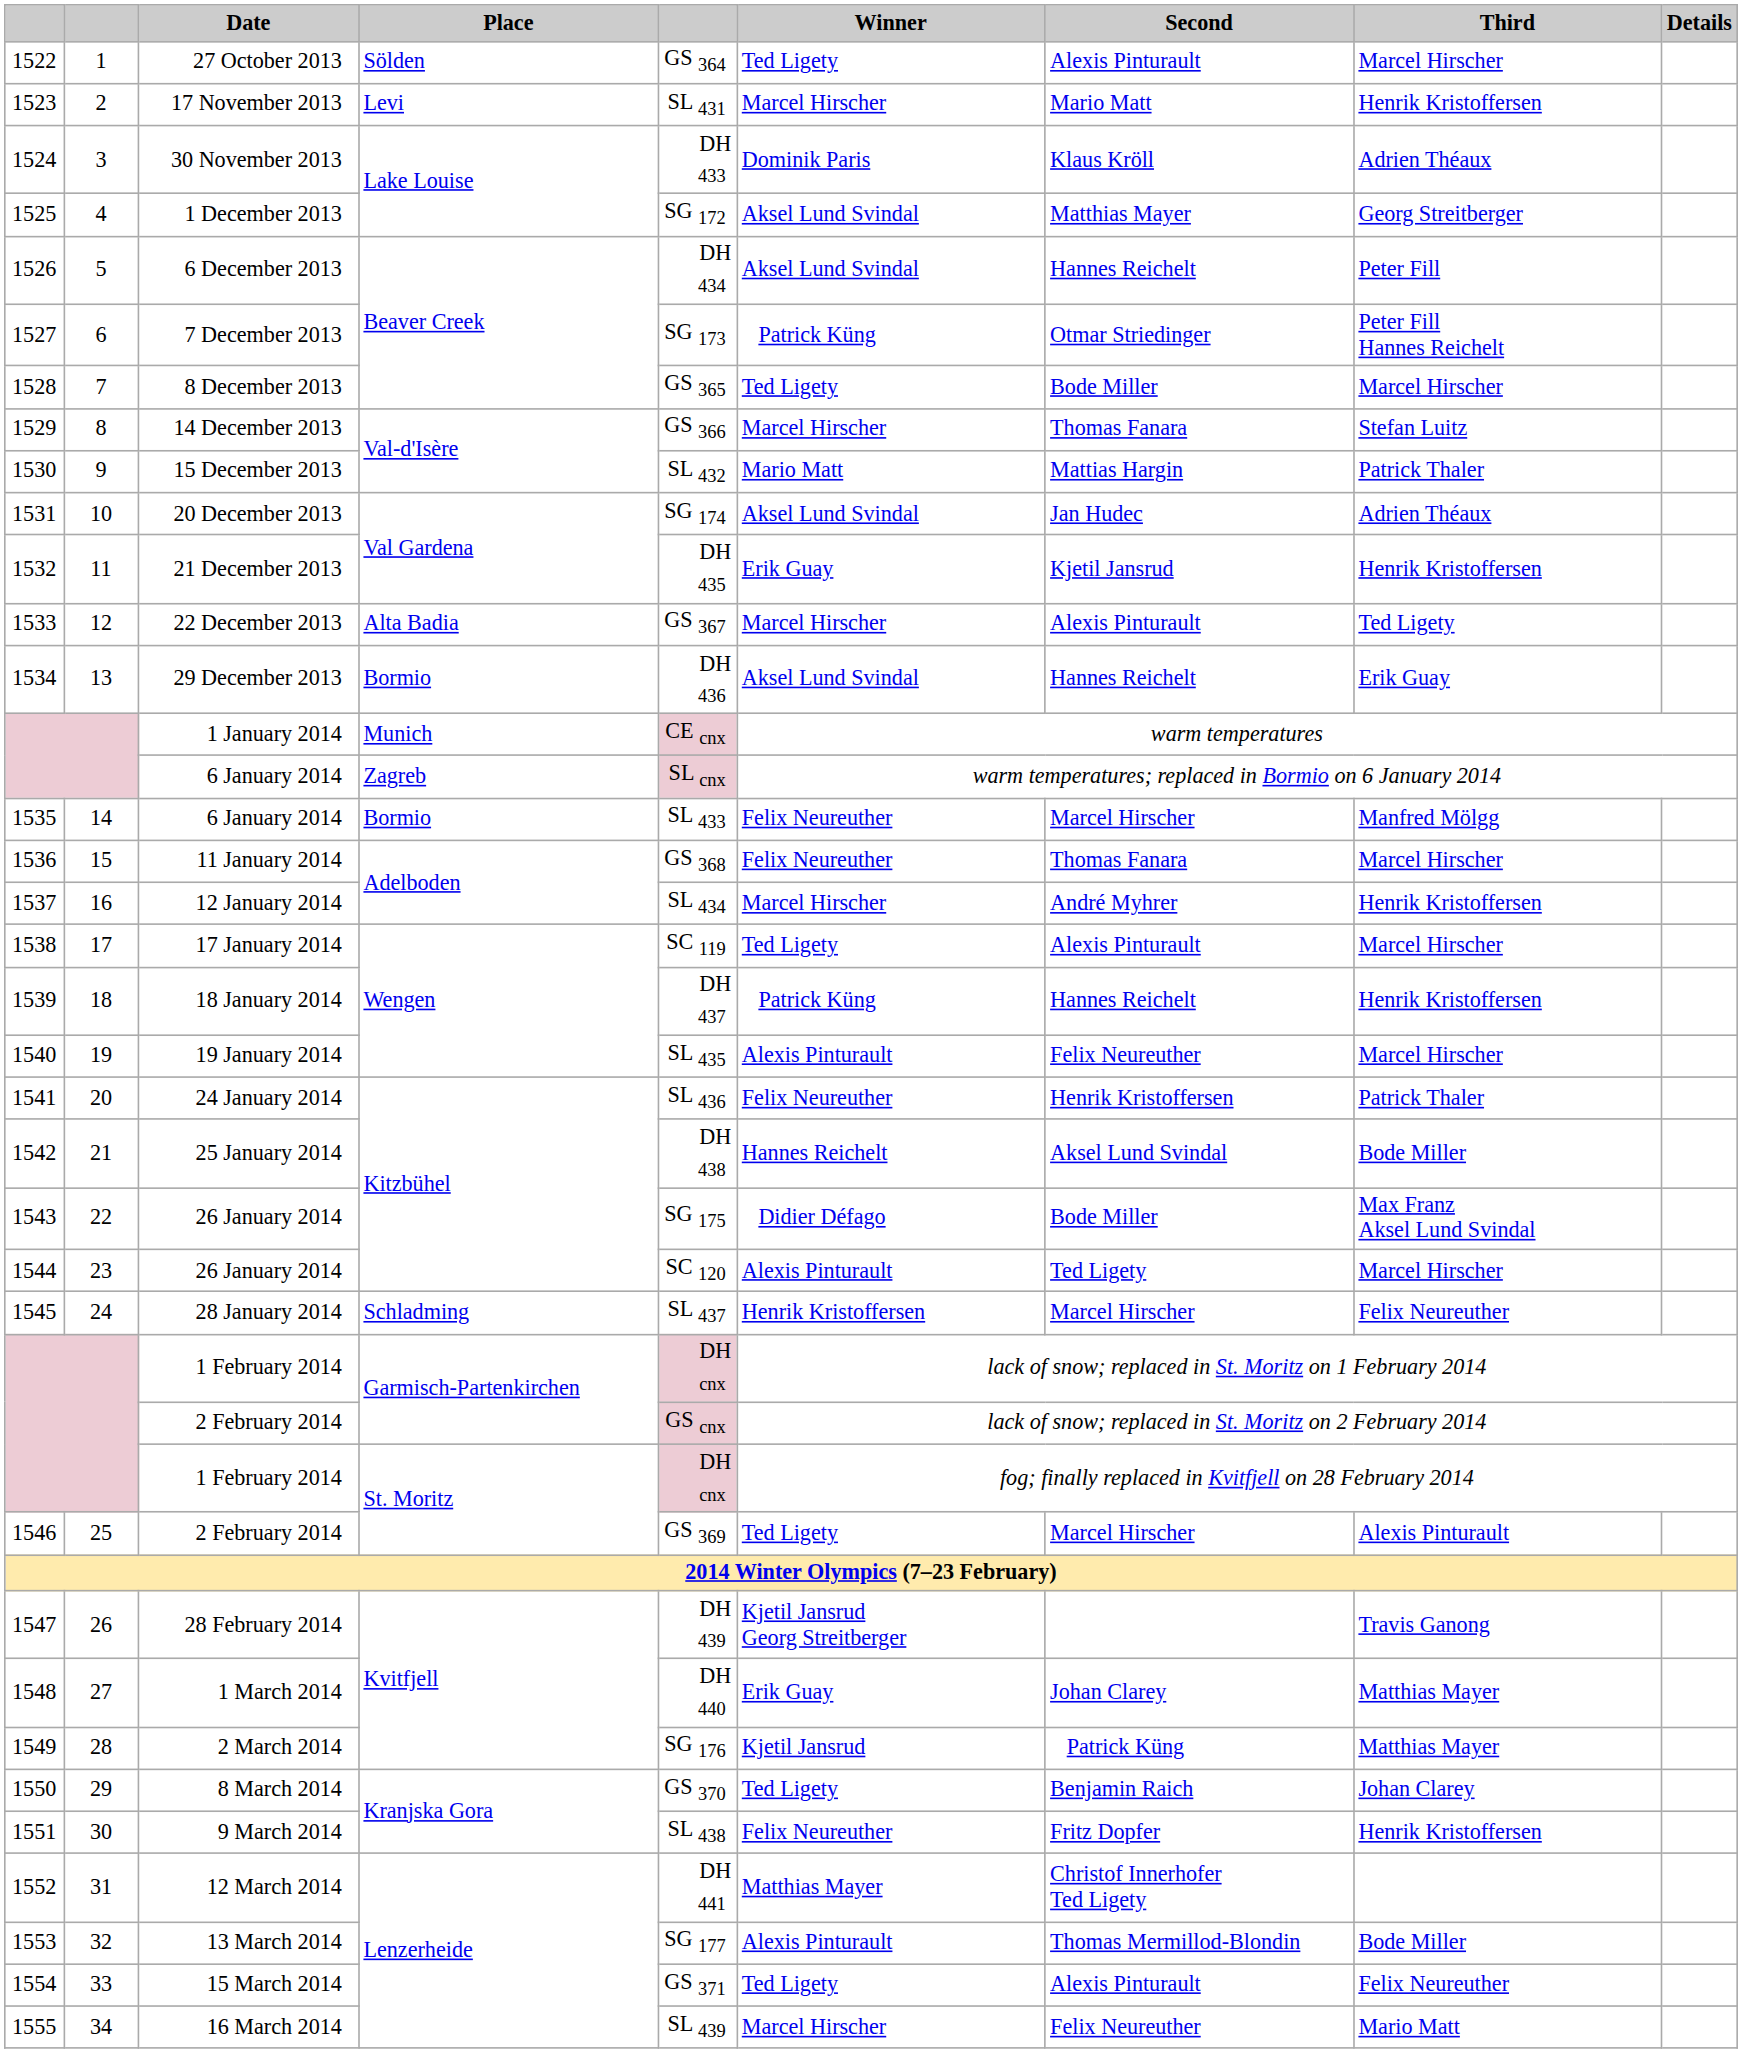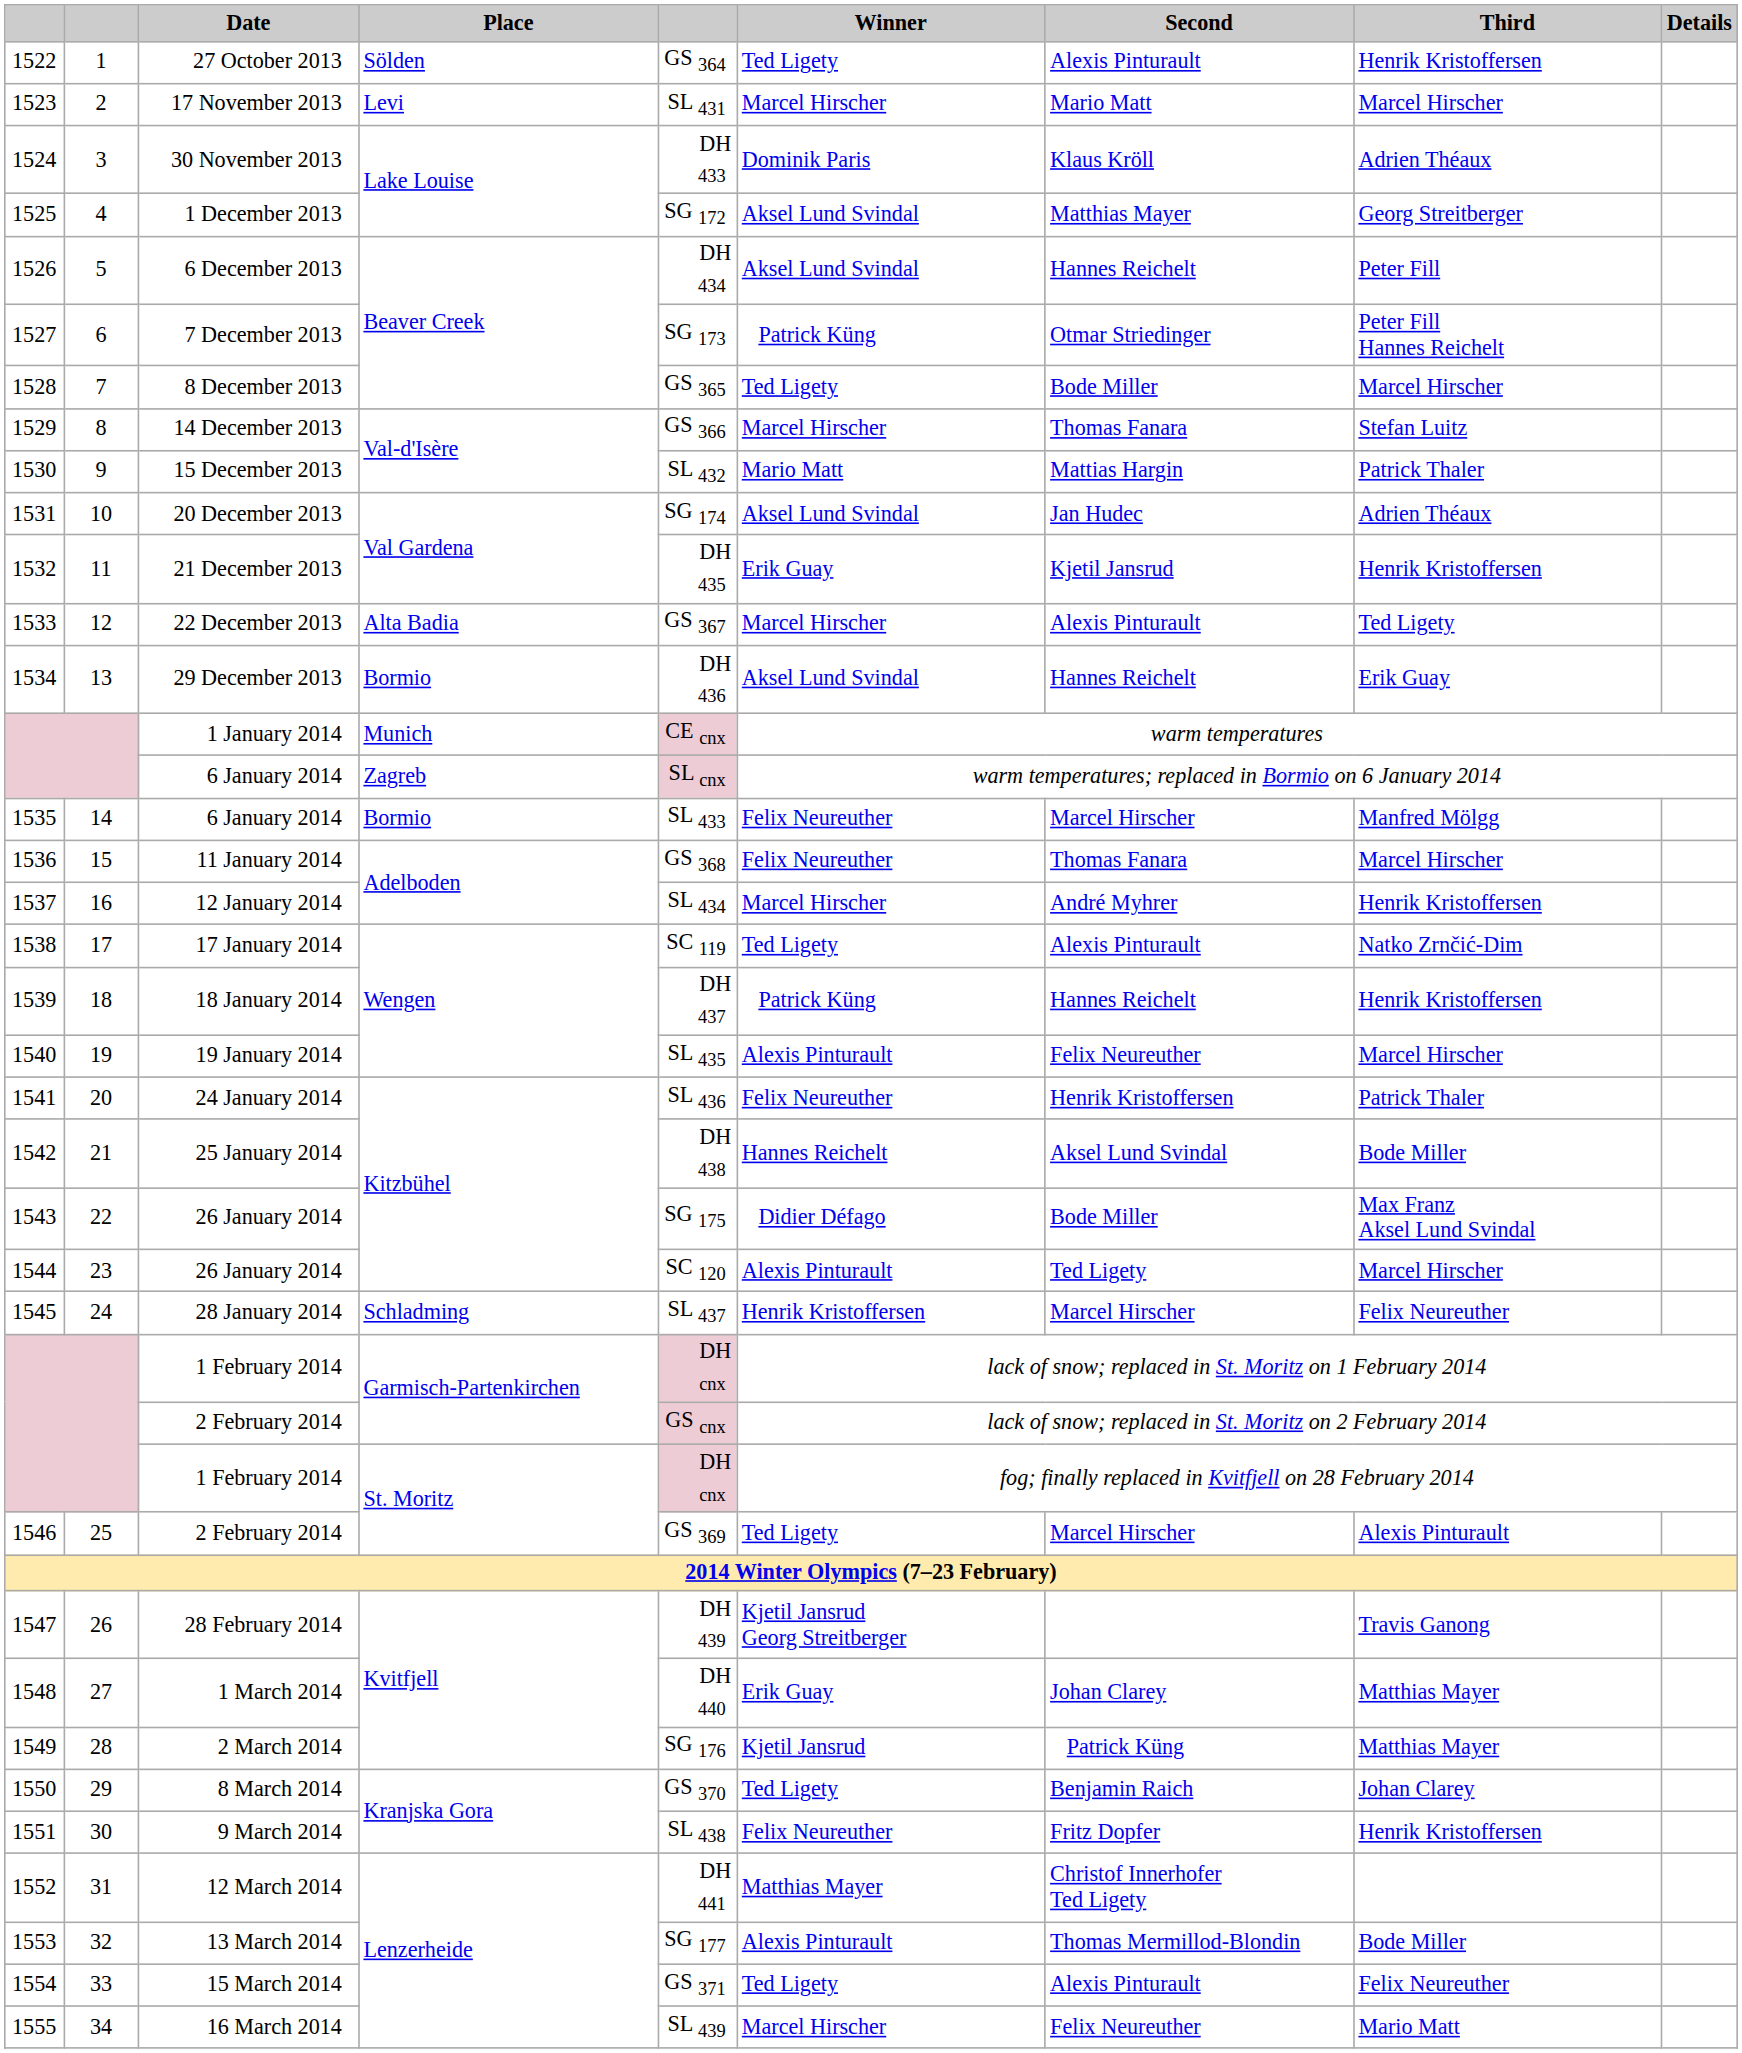(1431, 61) Marcel Hirscher -> (1450, 61) Henrik Kristoffersen
(1450, 103) Henrik Kristoffersen -> (1431, 103) Marcel Hirscher
(1431, 945) Marcel Hirscher -> (1440, 945) Natko Zrnčić-Dim
